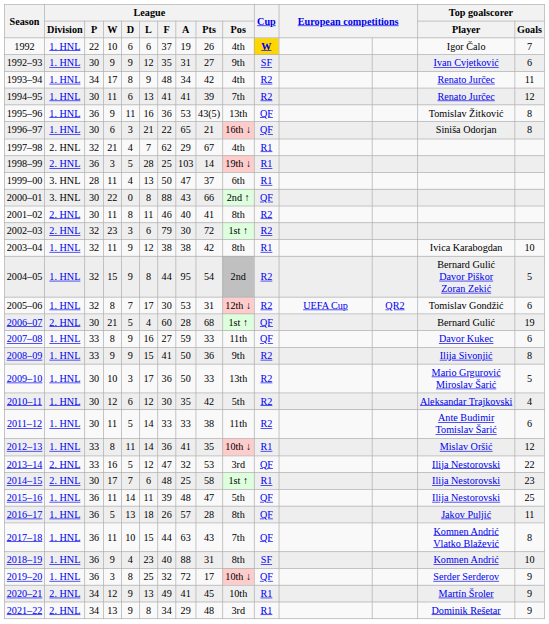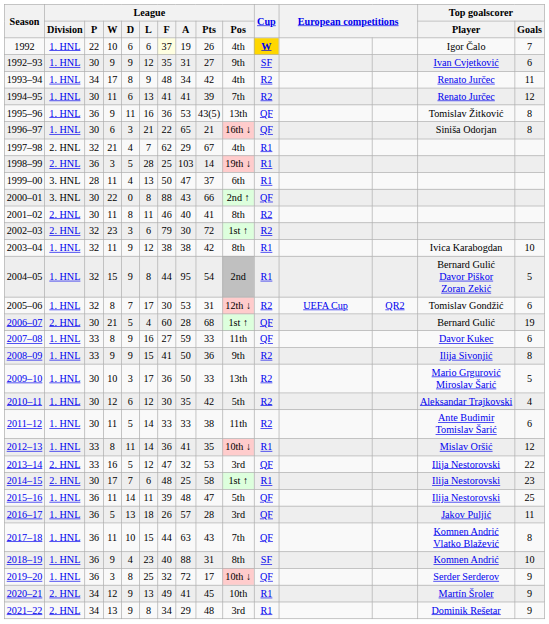(167, 46) no background -> (167, 46) lightyellow background
(266, 277) R2 -> (266, 277) R1
(238, 514) 8th -> (238, 514) 3rd
